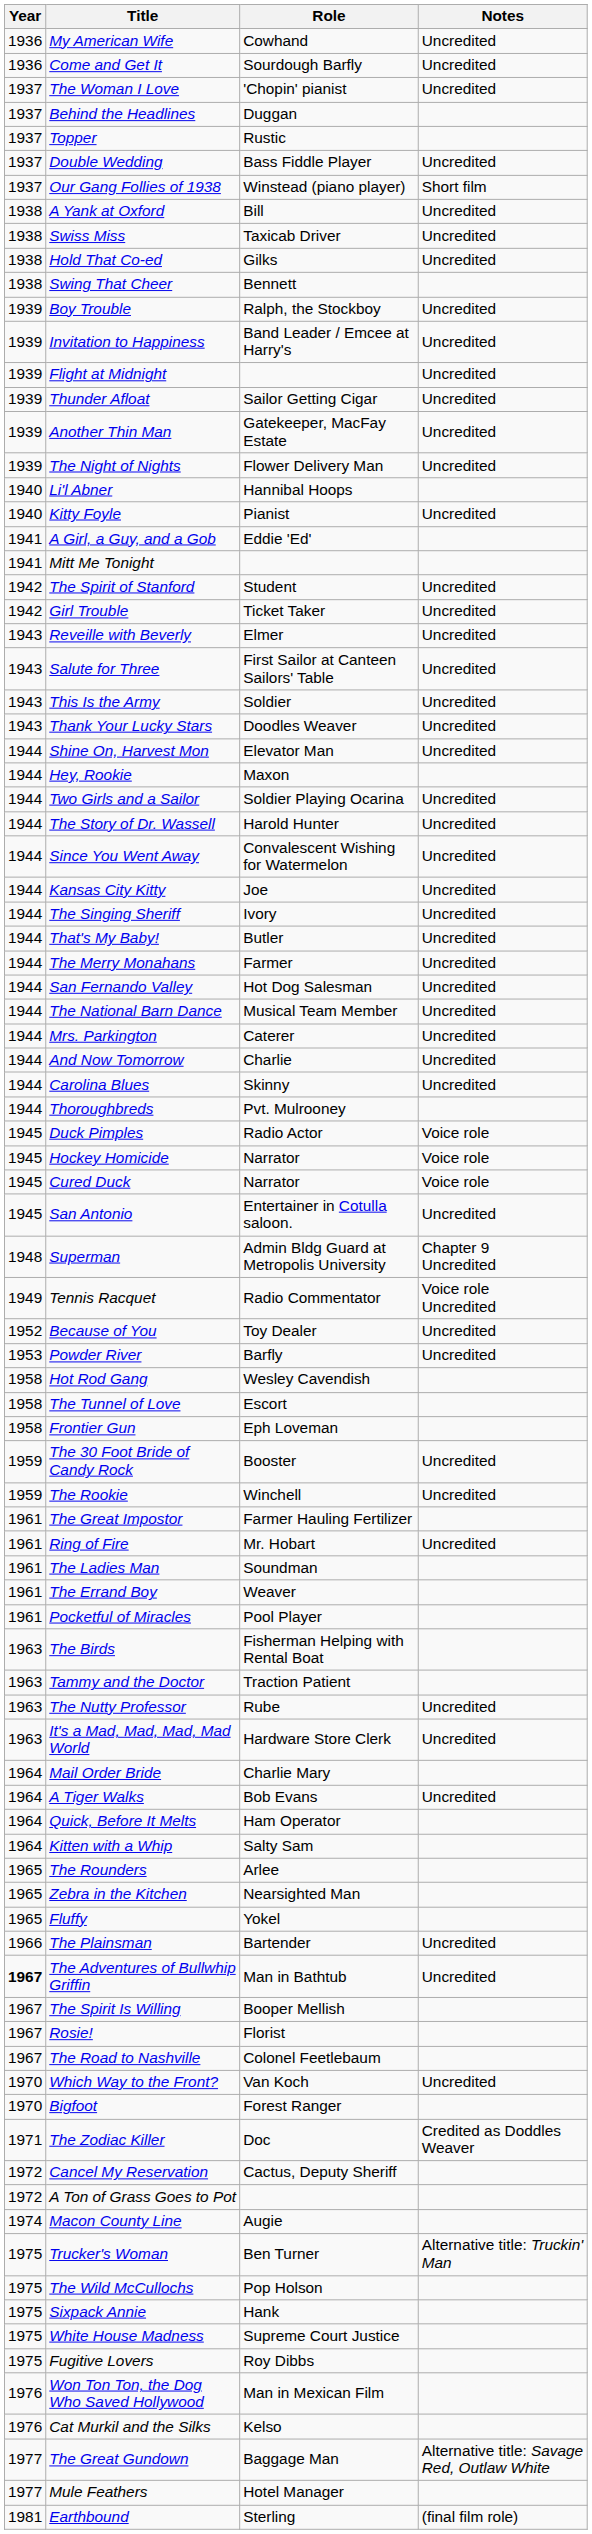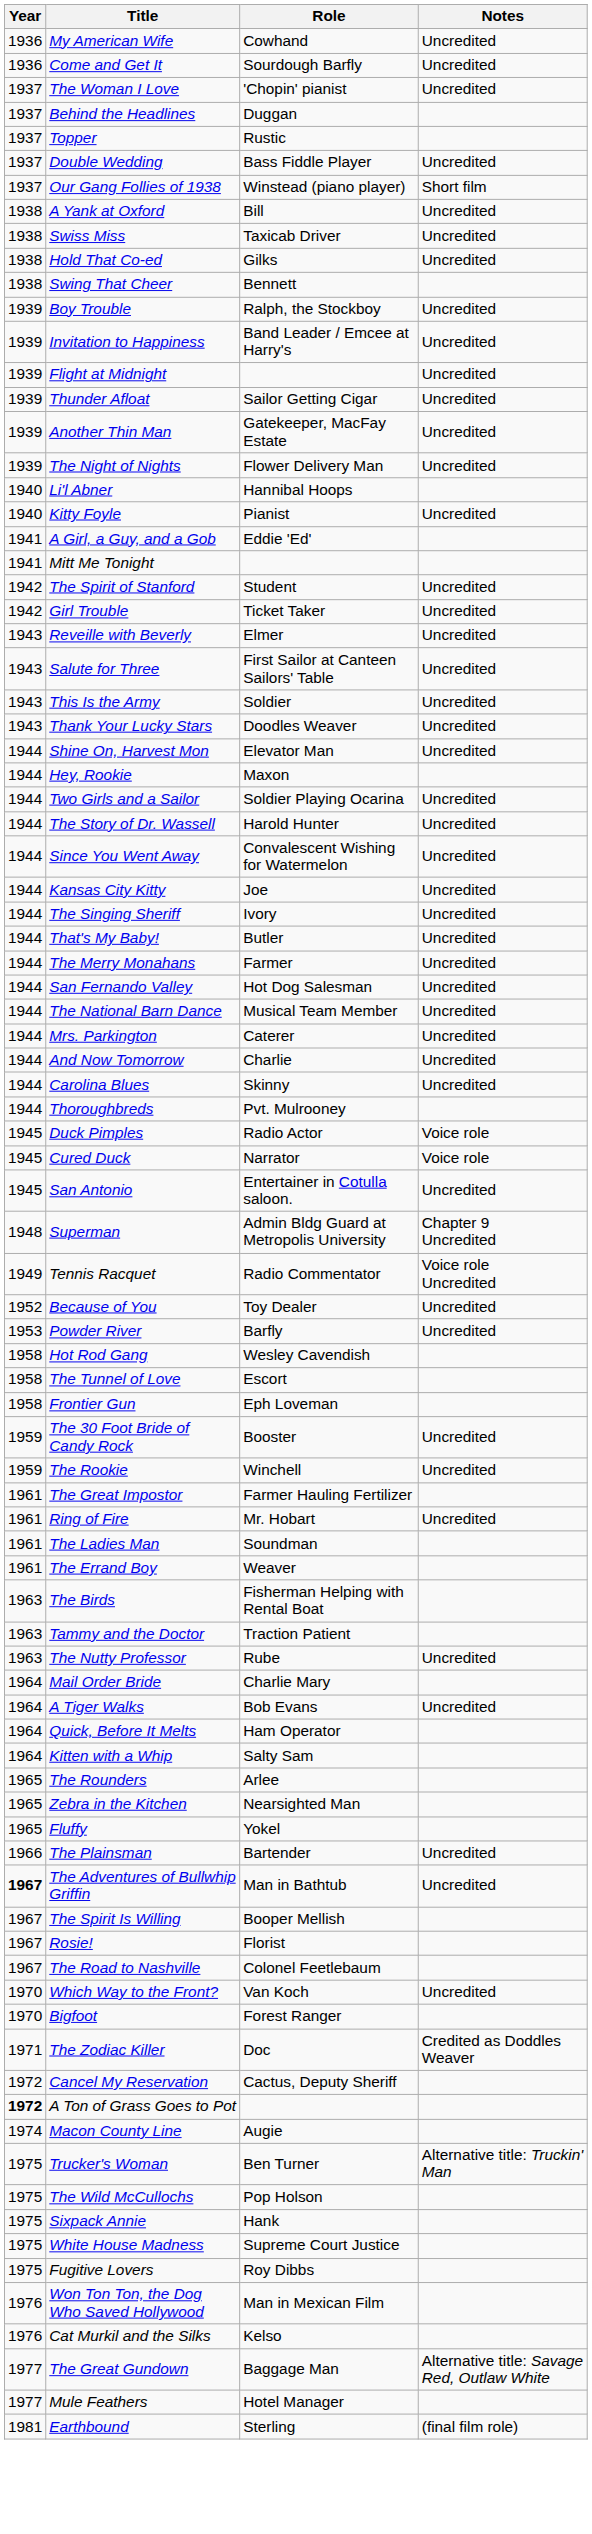- row: (109, 1157)
- row: (120, 1616)
- row: (140, 1739)
(25, 2197) normal -> (25, 2106) bold
